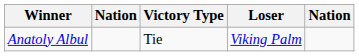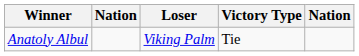columns swapped: (184, 16) <-> (266, 16)
